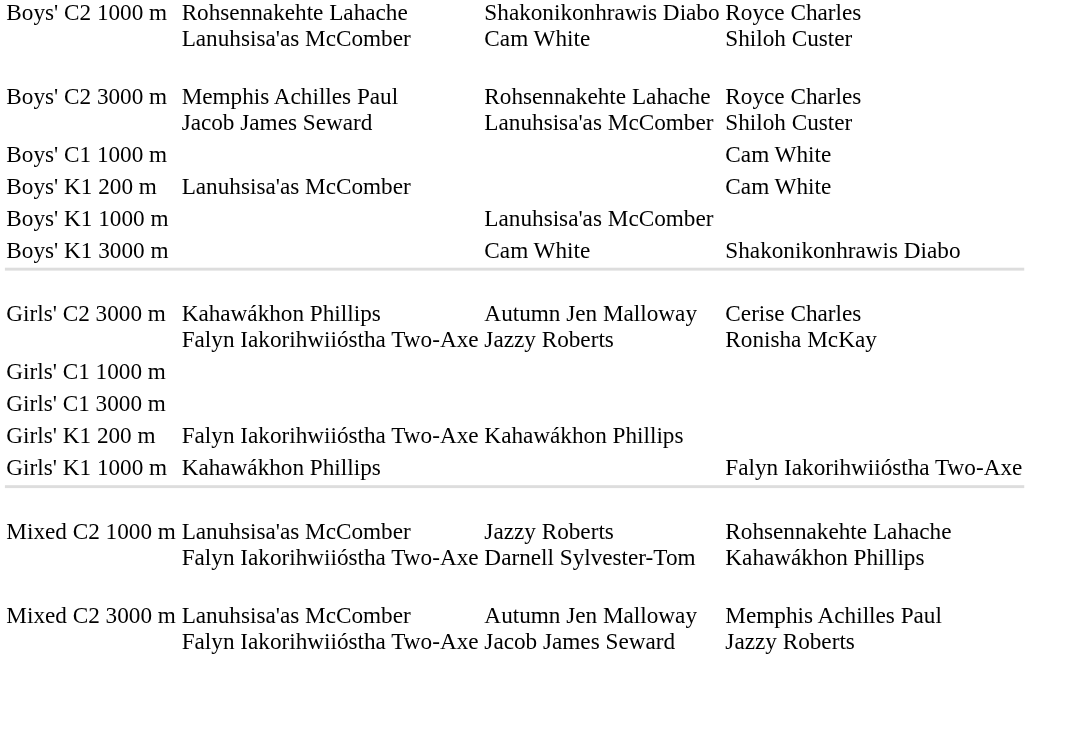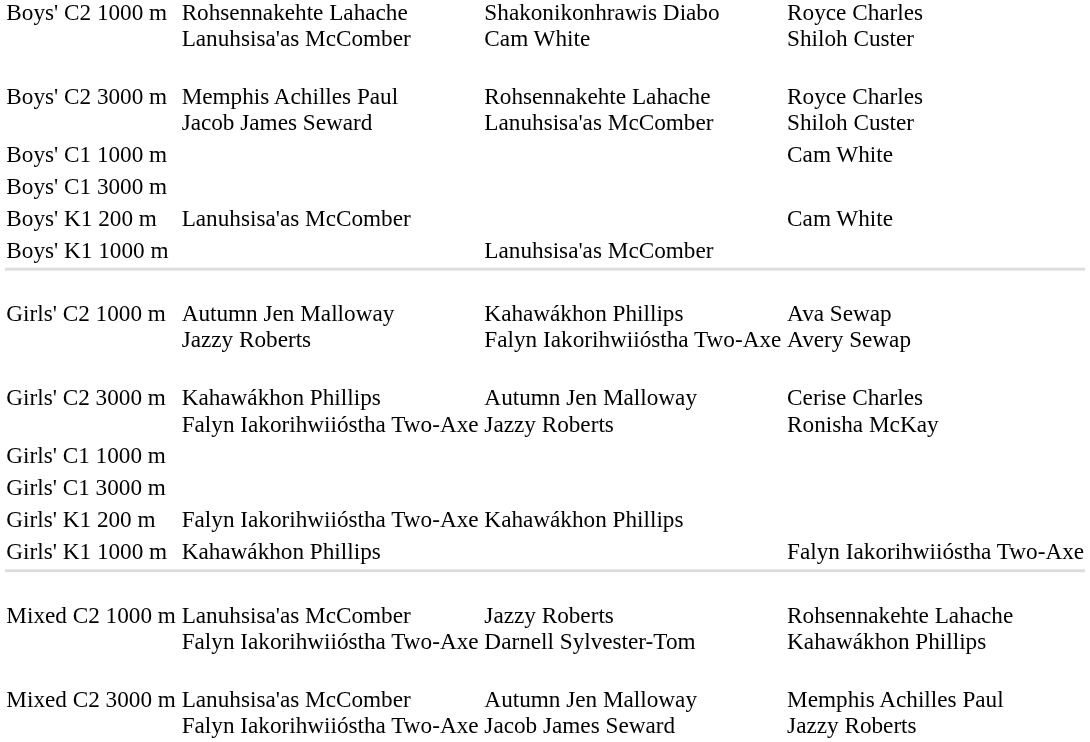+ row: (87, 186)
- row: (87, 250)
+ row: (86, 313)
